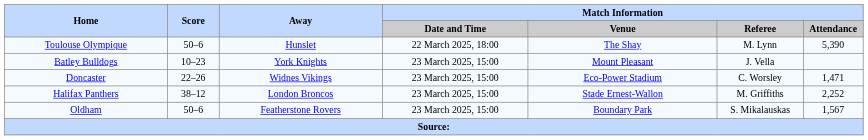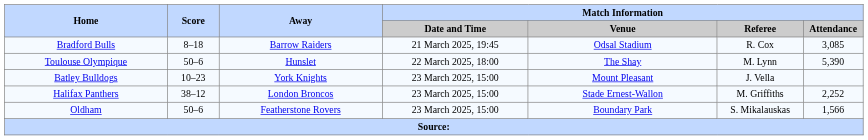+ row: (86, 45)
- row: (86, 77)
(833, 110) 1,567 -> (833, 110) 1,566
